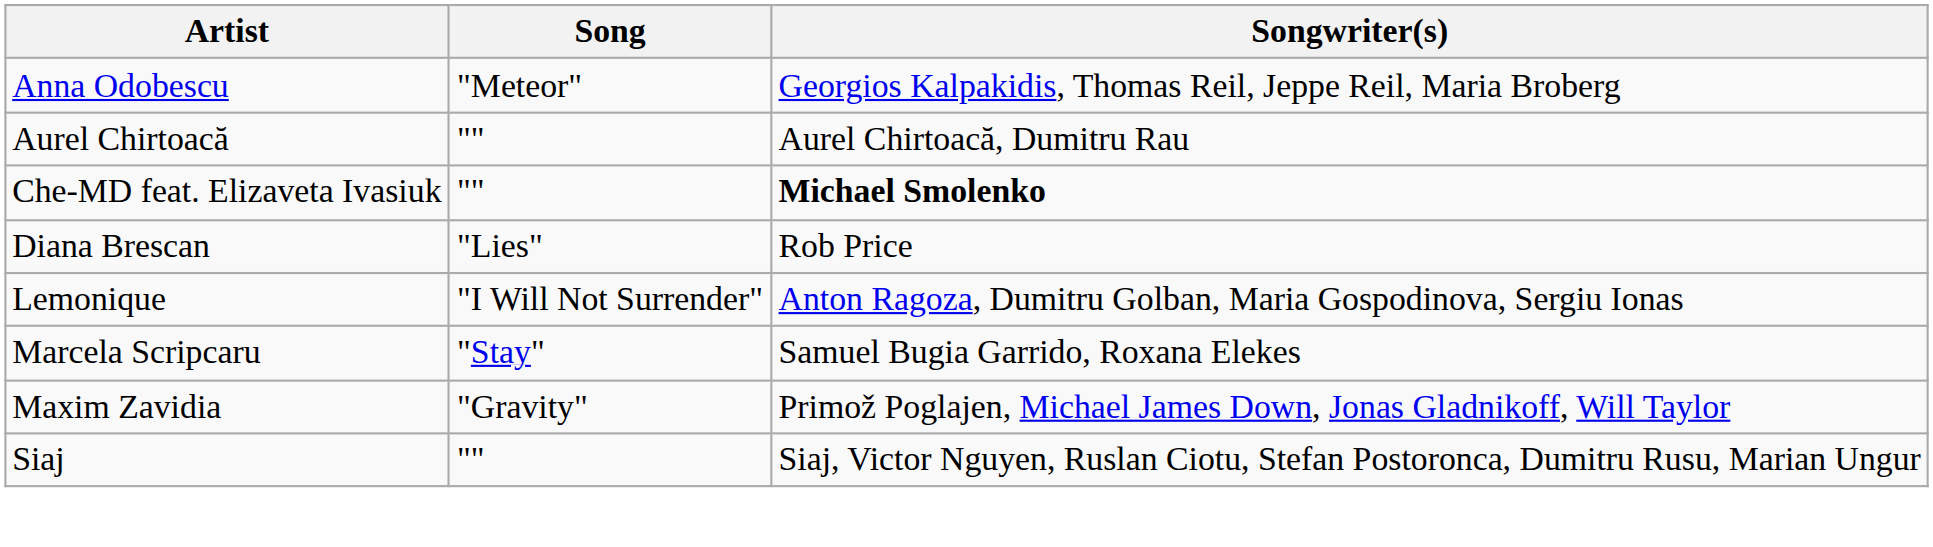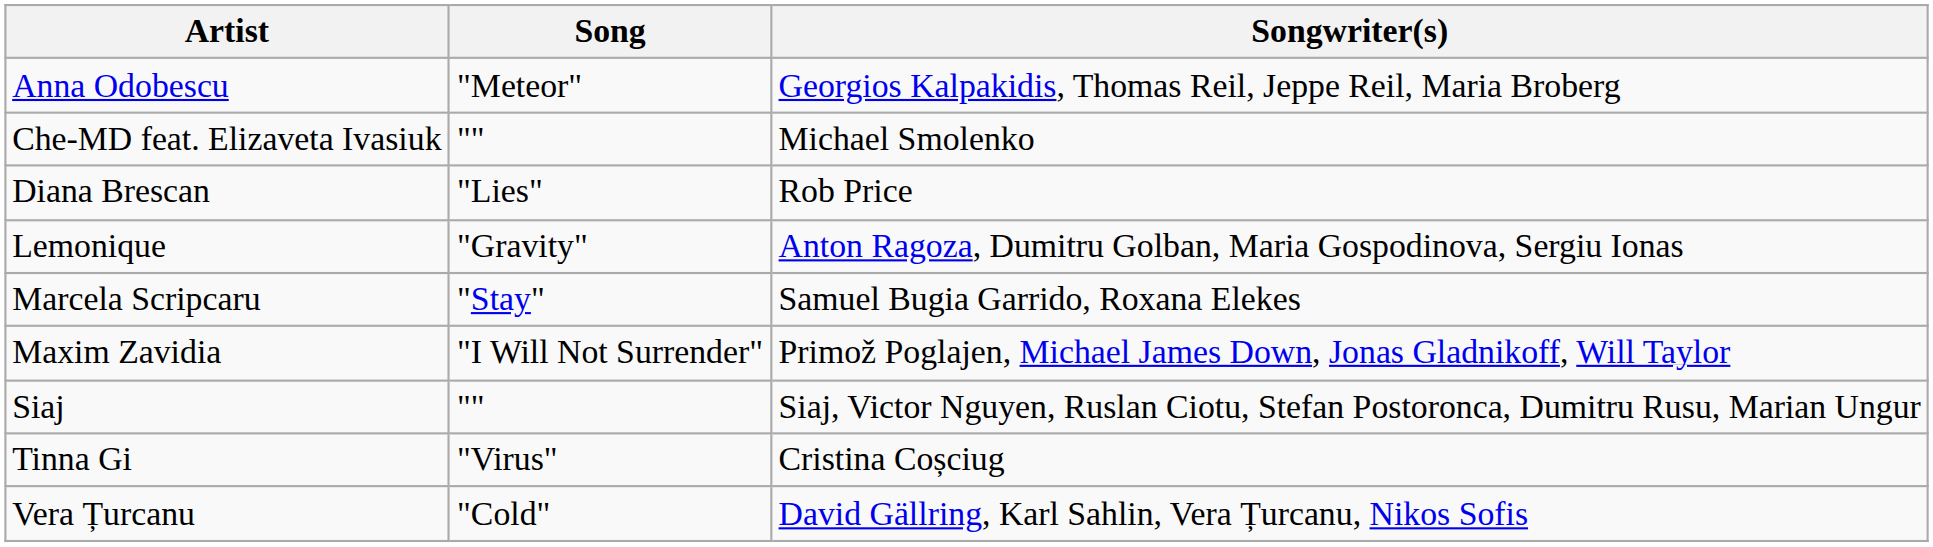- row: (120, 138)
(912, 191) bold -> (907, 138) normal
(610, 298) "I Will Not Surrender" -> (522, 245) "Gravity"
(522, 406) "Gravity" -> (610, 352) "I Will Not Surrender"
+ row: (72, 459)
+ row: (104, 513)
